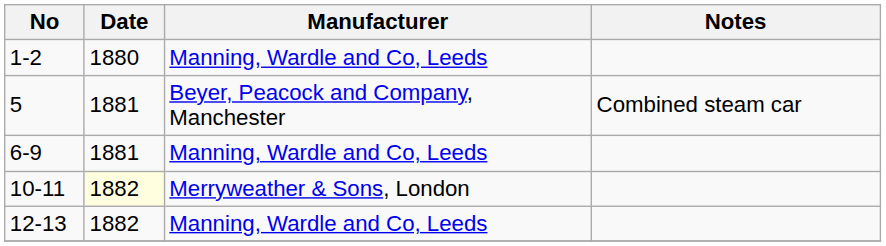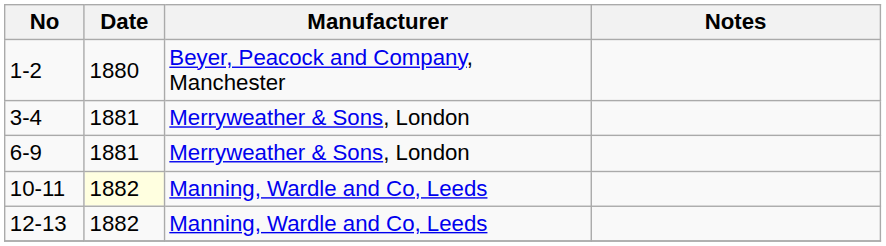(328, 57) Manning, Wardle and Co, Leeds -> (321, 69) Beyer, Peacock and Company, Manchester
+ row: (26, 117)
- row: (16, 105)
(328, 152) Manning, Wardle and Co, Leeds -> (320, 152) Merryweather & Sons, London
(320, 188) Merryweather & Sons, London -> (328, 188) Manning, Wardle and Co, Leeds
